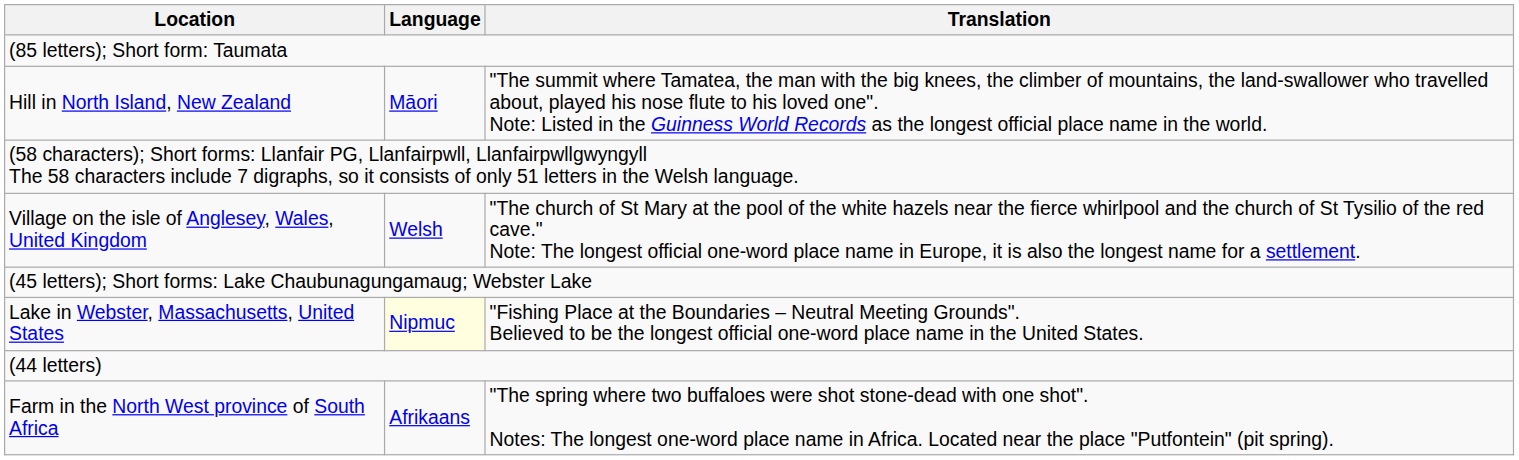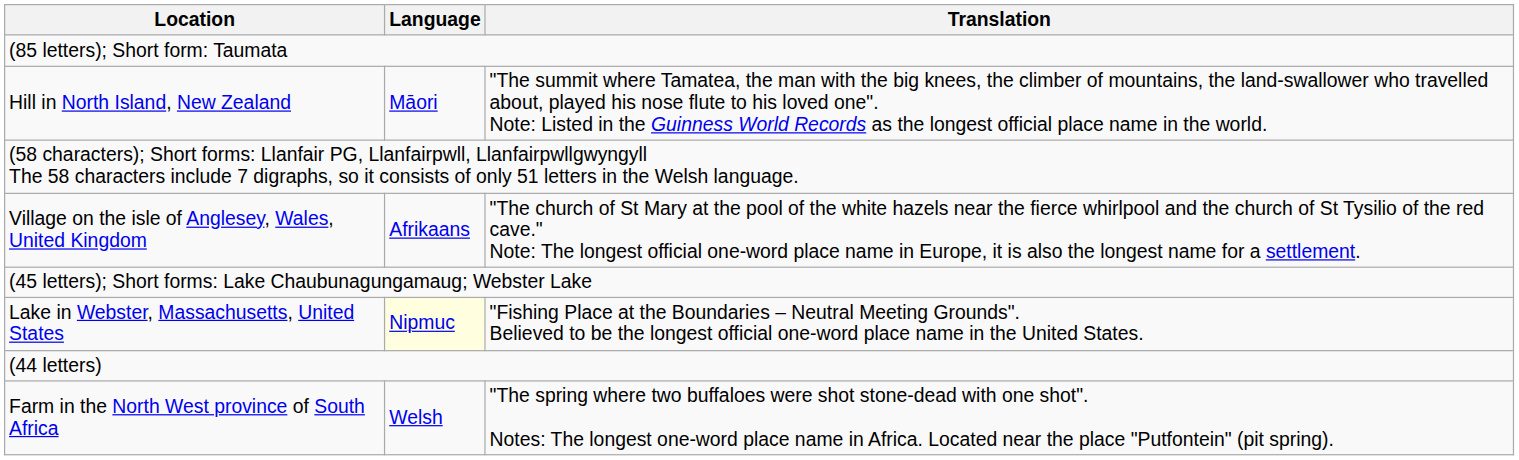(416, 229) Welsh -> (430, 229) Afrikaans
(430, 417) Afrikaans -> (416, 417) Welsh
